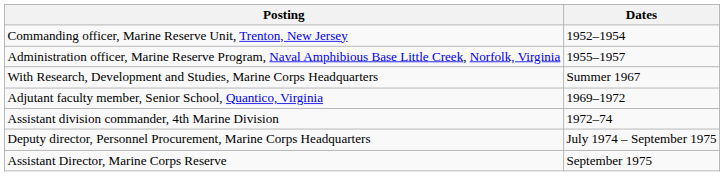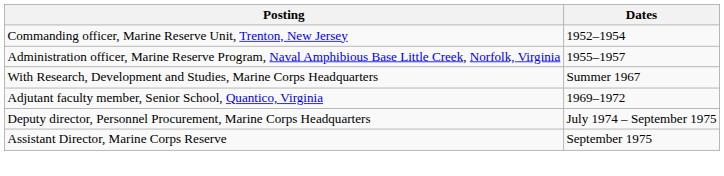- row: (143, 118)
